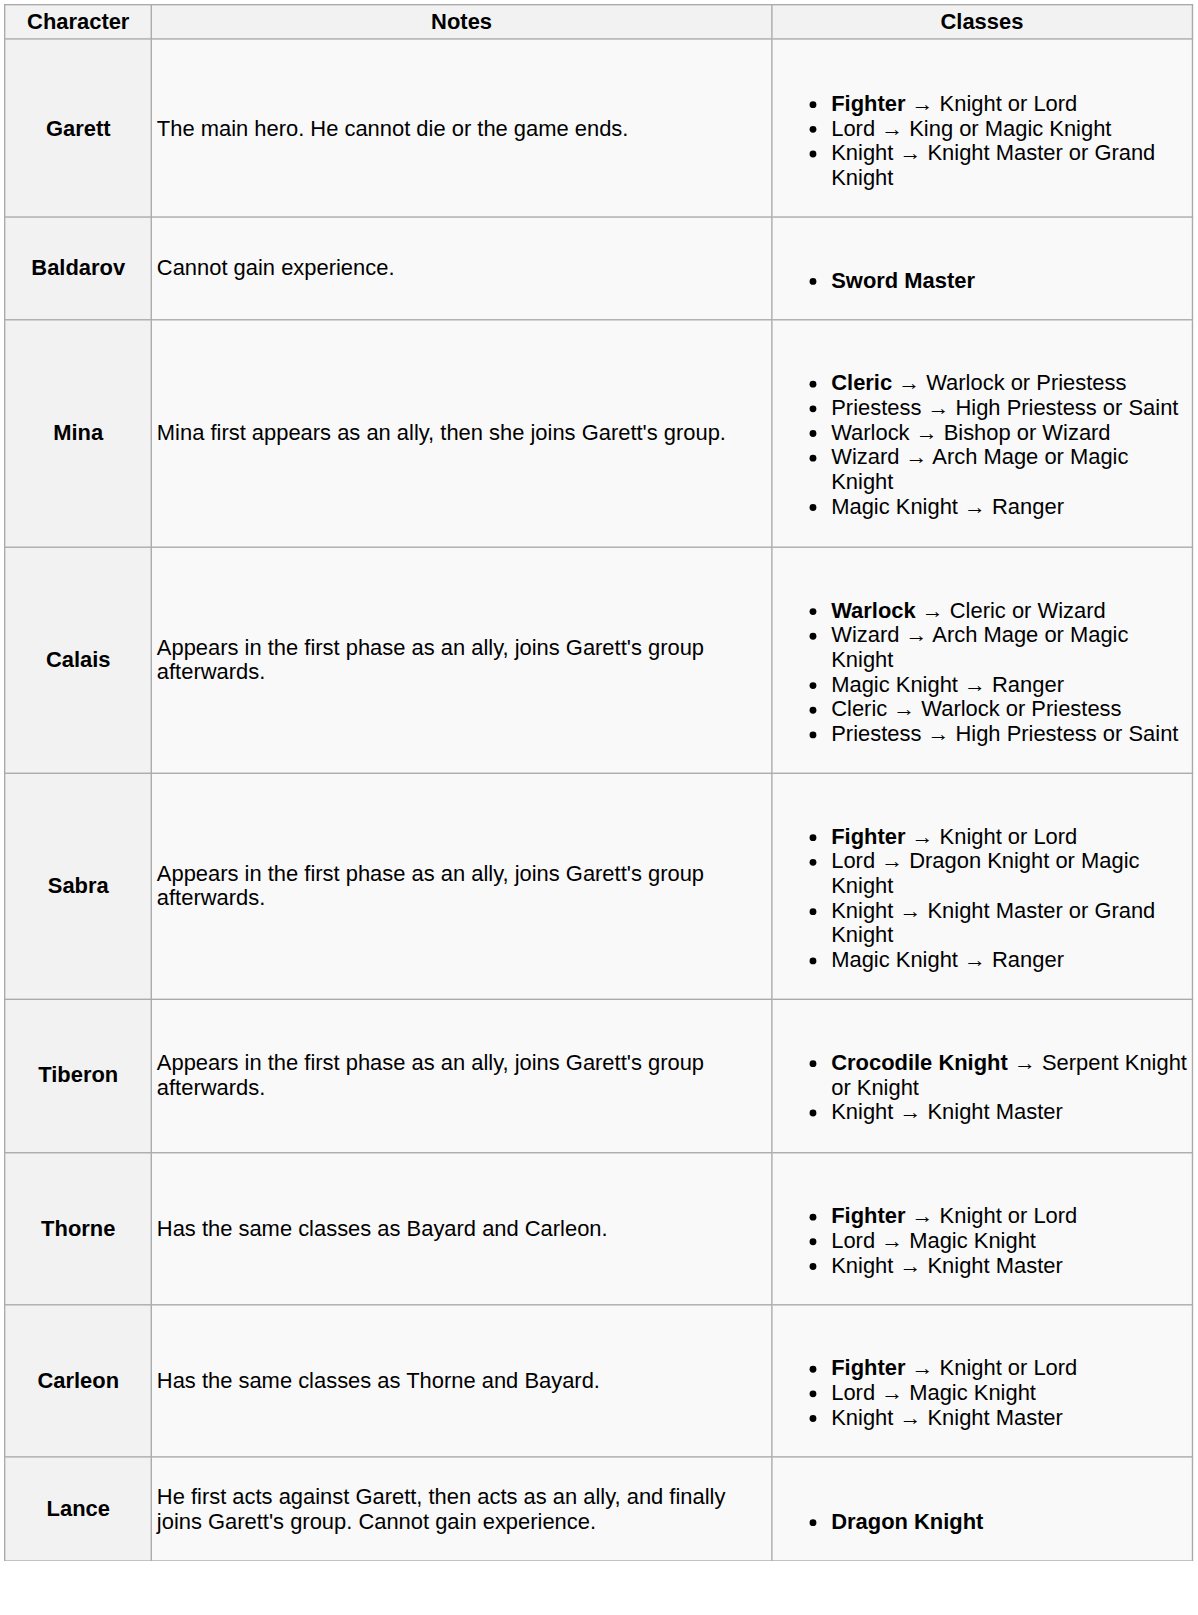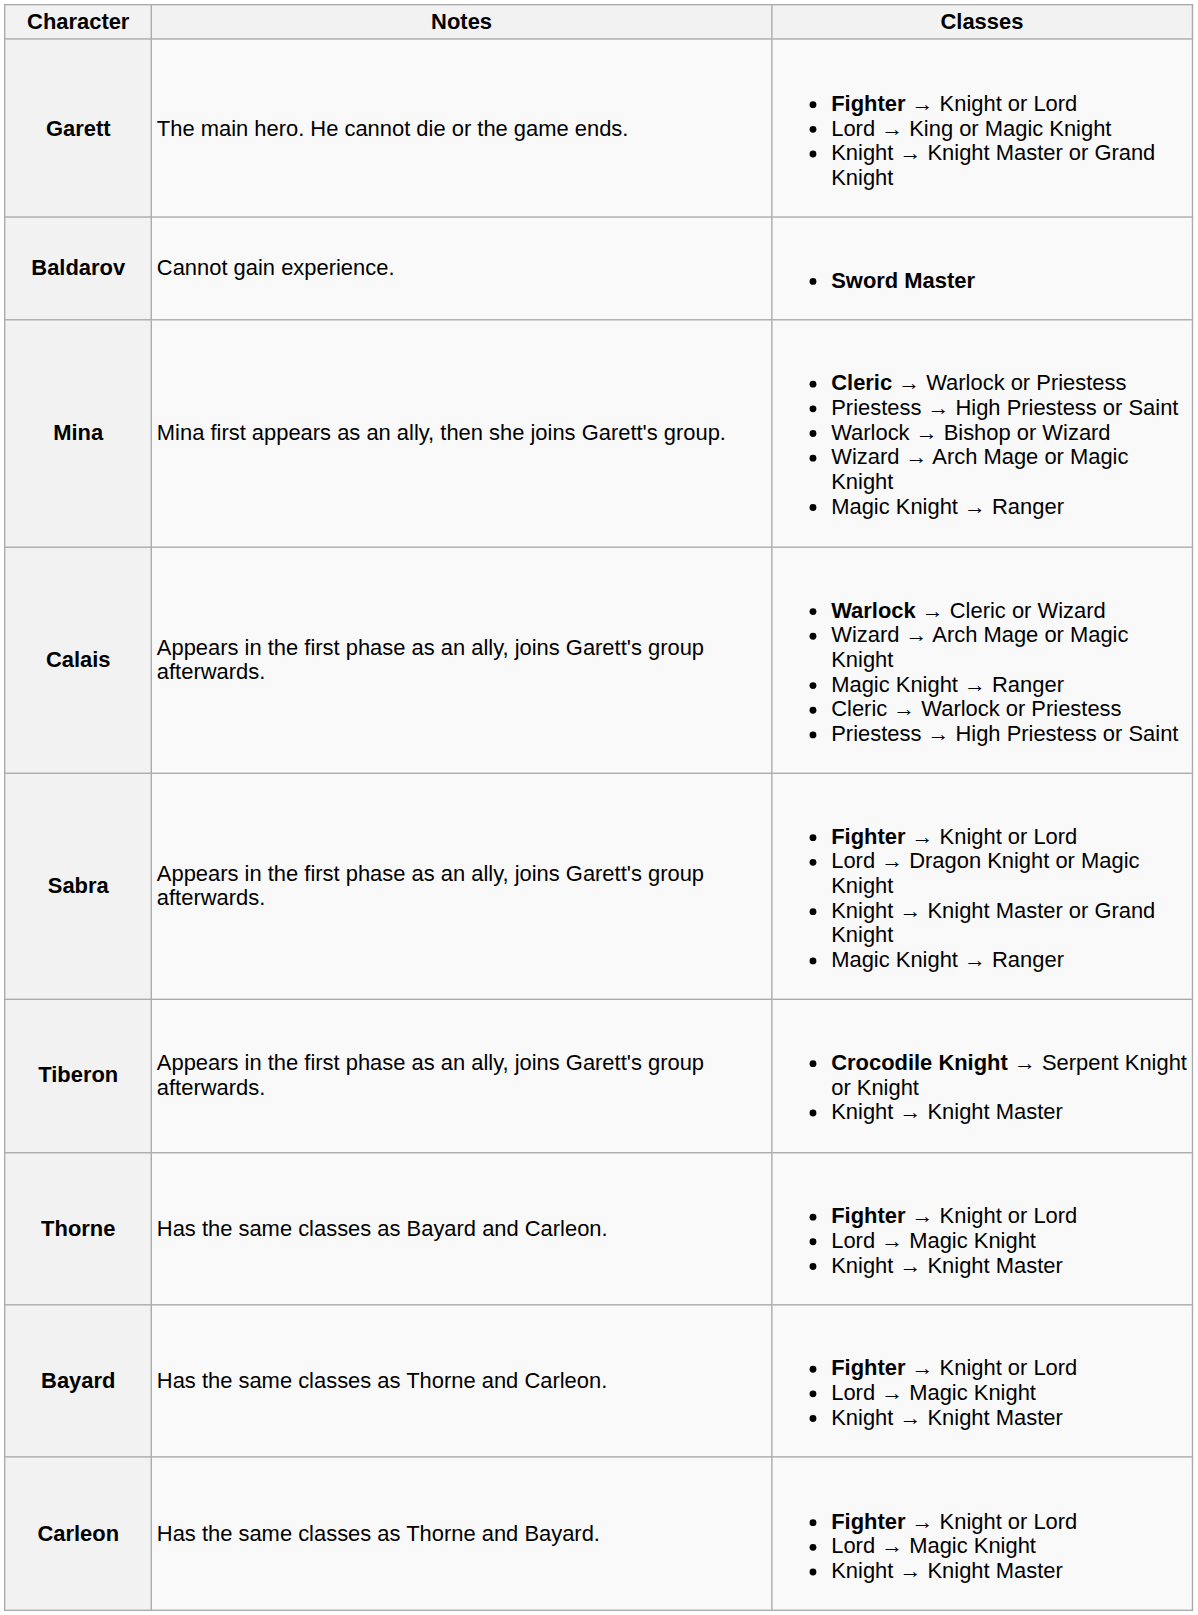+ row: (78, 1380)
- row: (78, 1508)
